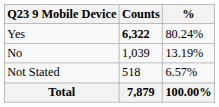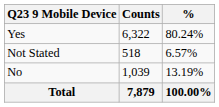(136, 33) bold -> (136, 33) normal
rows swapped: (15, 53) <-> (33, 72)
